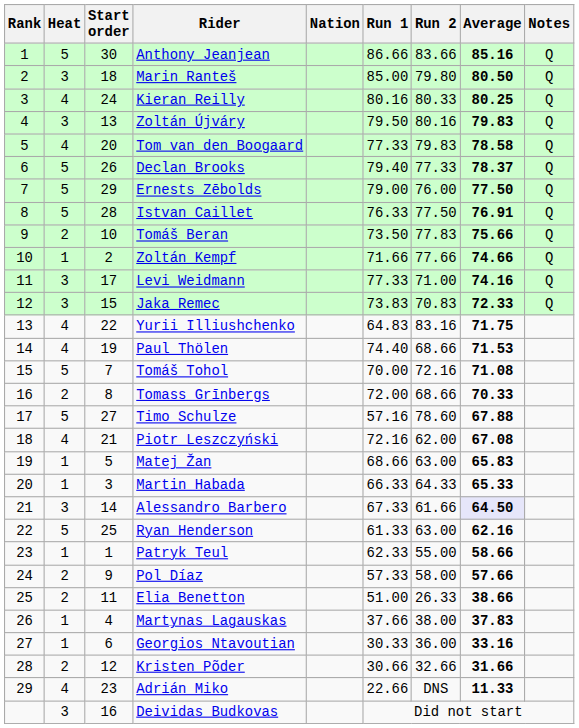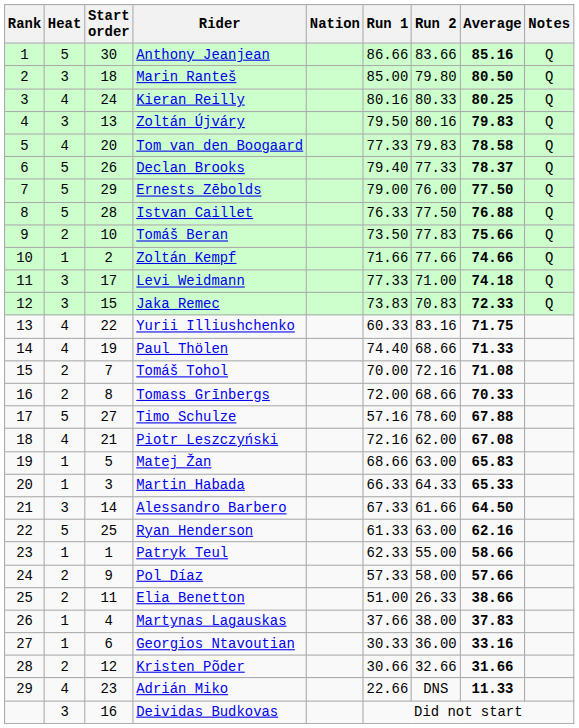(492, 213) 76.91 -> (492, 213) 76.88
(492, 281) 74.16 -> (492, 281) 74.18
(387, 327) 64.83 -> (387, 327) 60.33
(492, 349) 71.53 -> (492, 349) 71.33
(65, 372) 5 -> (65, 372) 2
(492, 508) lavender background -> (492, 508) no background
